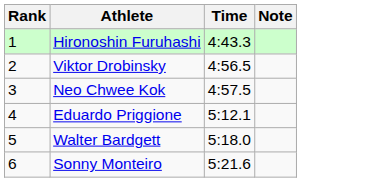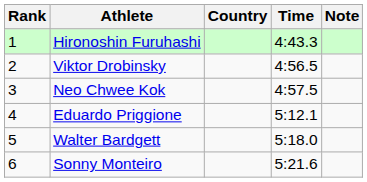+ column: (238, 16)
